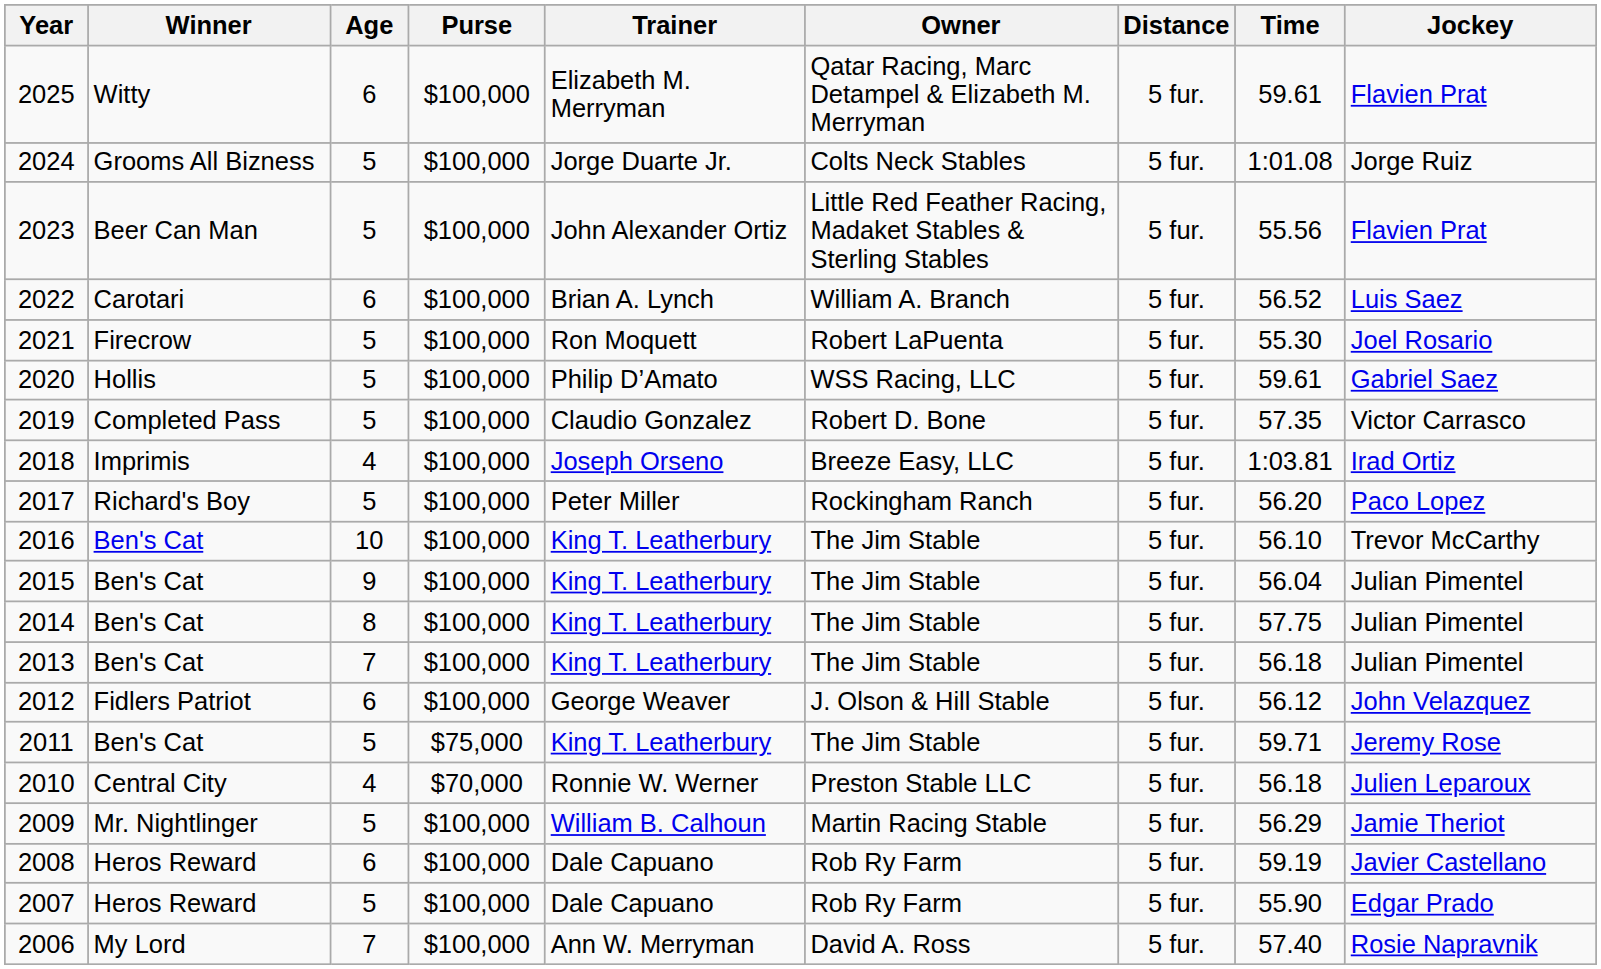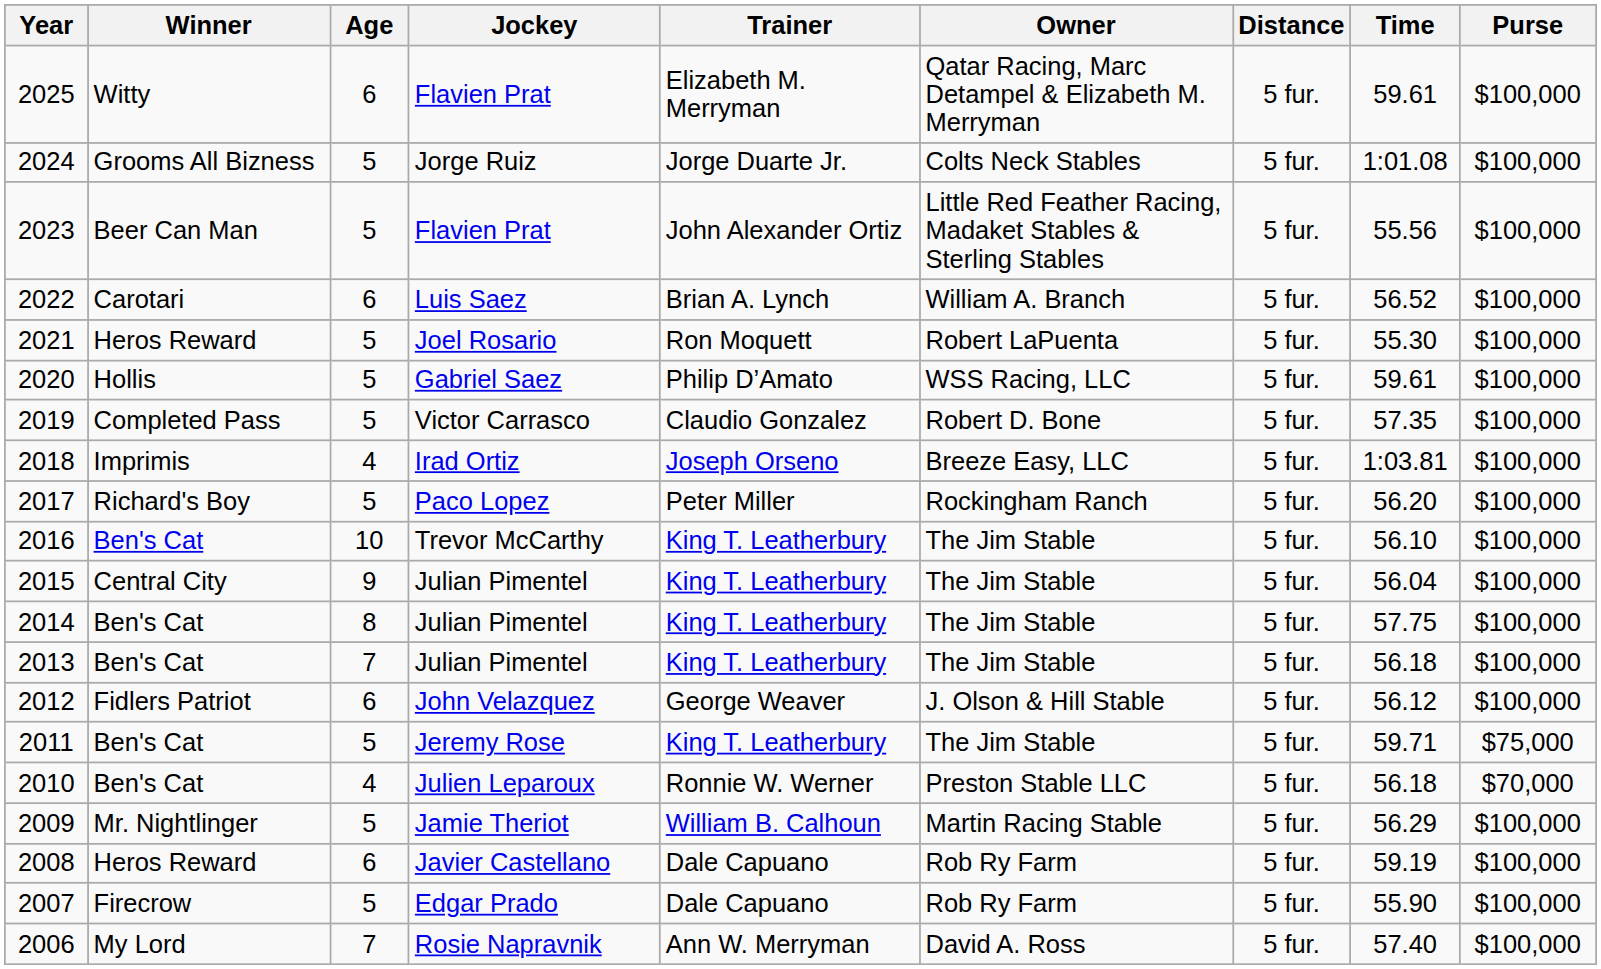columns swapped: (1470, 25) <-> (477, 25)
(142, 340) Firecrow -> (175, 340) Heros Reward
(148, 582) Ben's Cat -> (160, 582) Central City
(160, 783) Central City -> (148, 783) Ben's Cat
(175, 904) Heros Reward -> (142, 904) Firecrow
